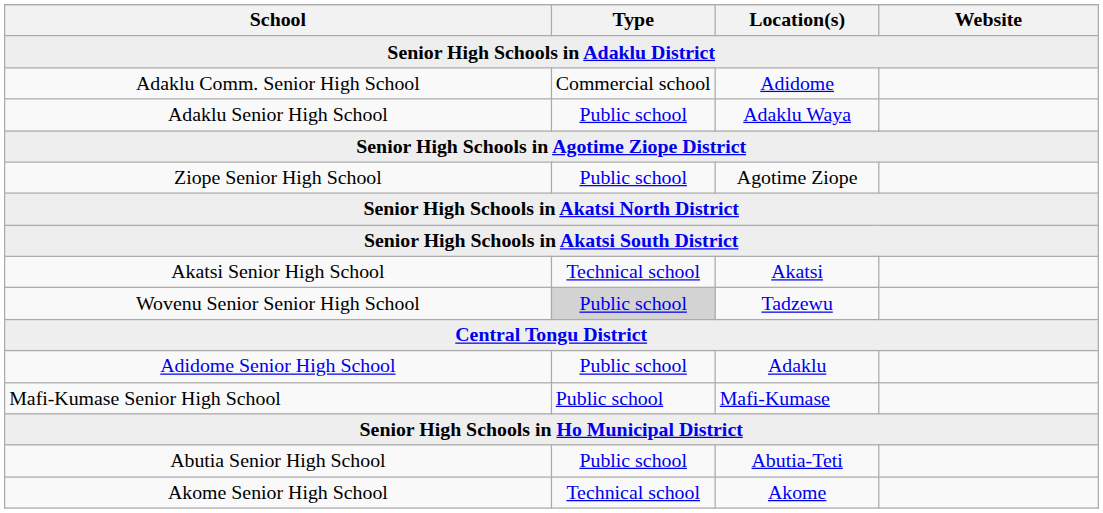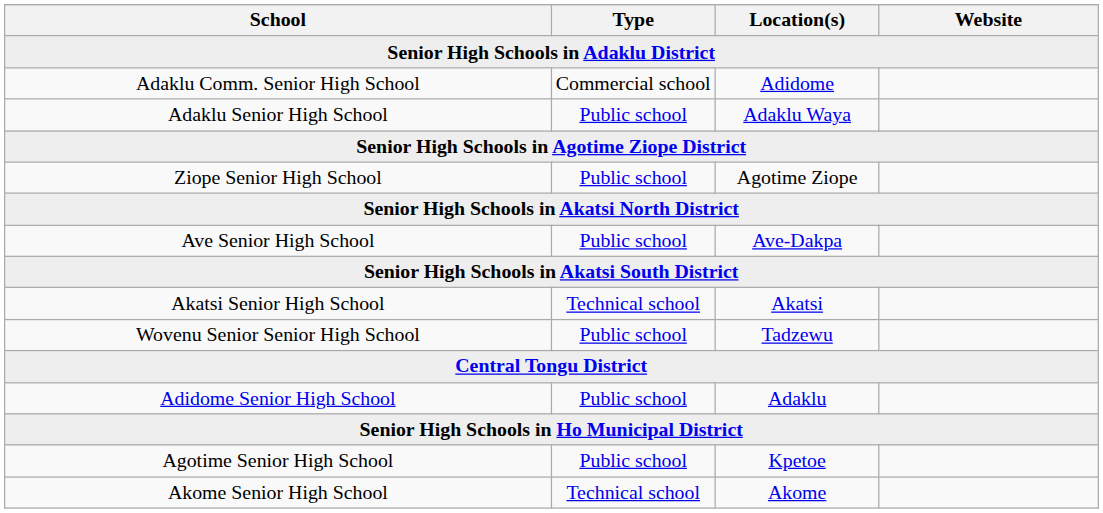+ row: (278, 240)
(633, 303) lightgrey background -> (633, 334) no background
- row: (145, 397)
- row: (278, 460)
+ row: (278, 460)
